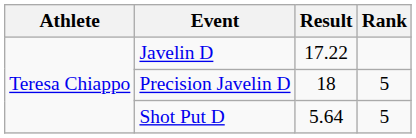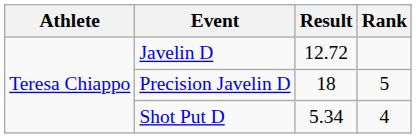(326, 52) 17.22 -> (326, 52) 12.72
(326, 117) 5.64 -> (326, 117) 5.34
(384, 117) 5 -> (384, 117) 4
